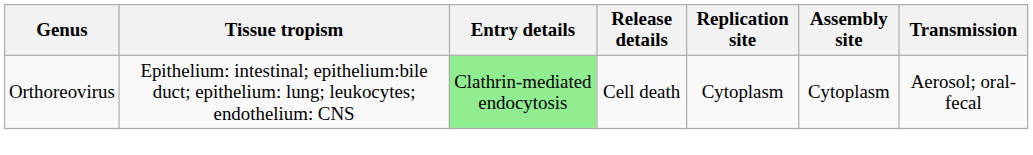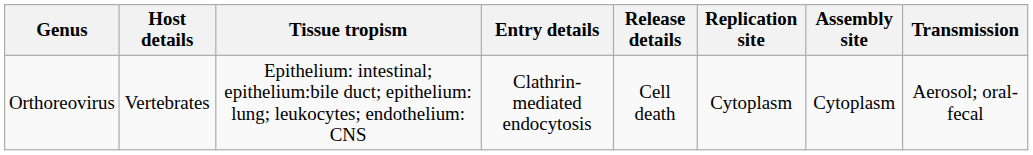+ column: (167, 30)
(523, 91) lightgreen background -> (547, 102) no background
